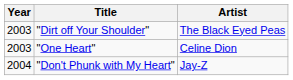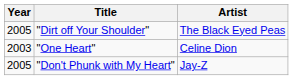(19, 30) 2003 -> (19, 30) 2005
(19, 65) 2004 -> (19, 65) 2005
